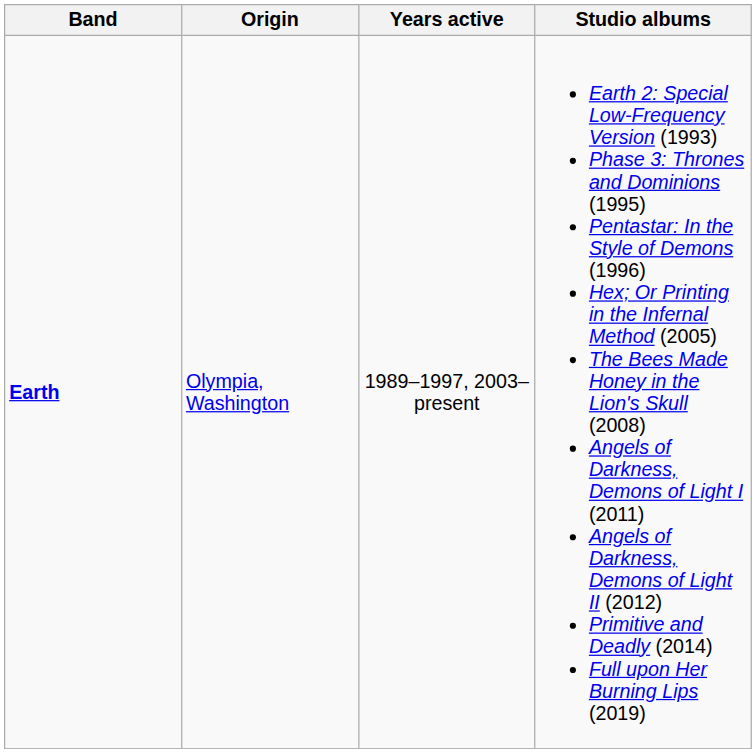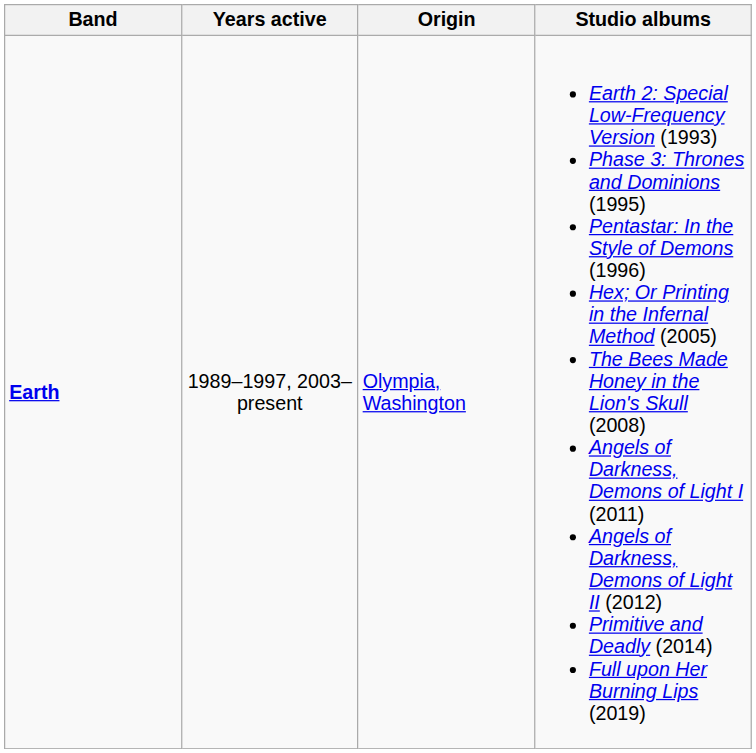columns swapped: (447, 20) <-> (270, 20)
